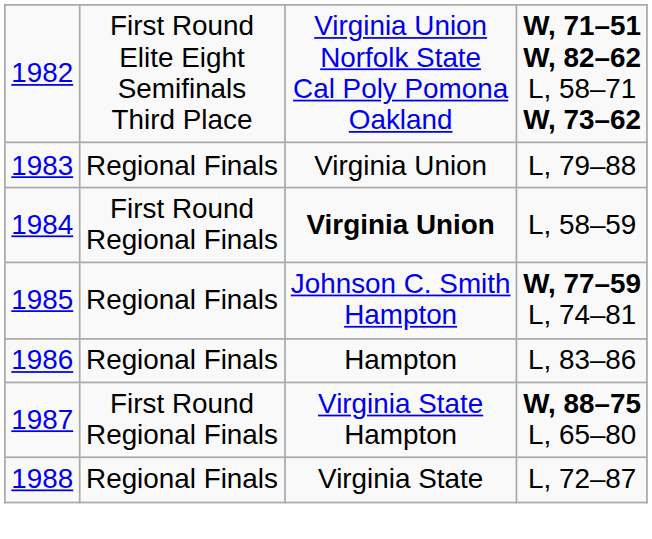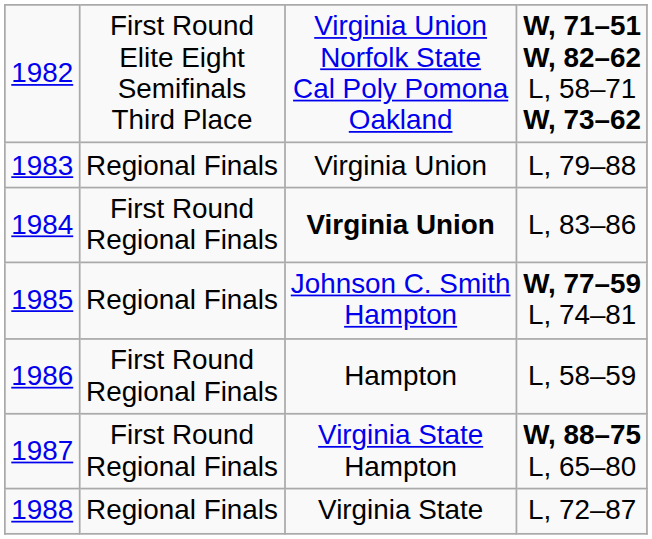(582, 224) L, 58–59 -> (582, 224) L, 83–86
(182, 359) Regional Finals -> (182, 375) First Round Regional Finals
(582, 359) L, 83–86 -> (582, 375) L, 58–59
